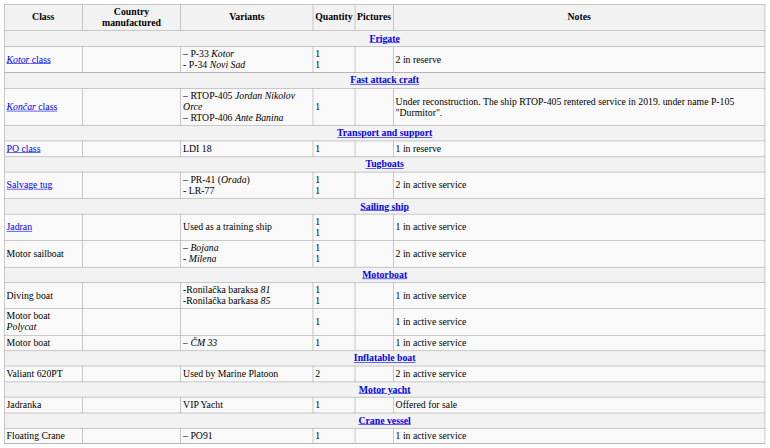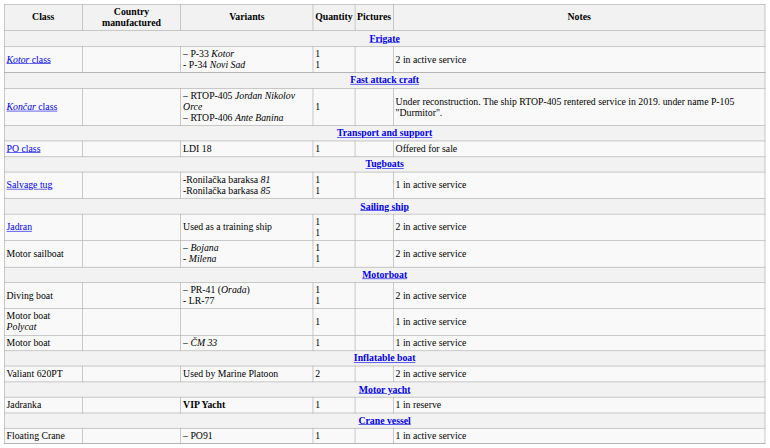(418, 59) 2 in reserve -> (431, 59) 2 in active service
(418, 149) 1 in reserve -> (426, 149) Offered for sale
(216, 185) – PR-41 (Orada) - LR-77 -> (227, 185) -Ronilačka baraksa 81 -Ronilačka barkasa 85
(431, 185) 2 in active service -> (431, 185) 1 in active service
(431, 227) 1 in active service -> (431, 227) 2 in active service
(227, 295) -Ronilačka baraksa 81 -Ronilačka barkasa 85 -> (216, 295) – PR-41 (Orada) - LR-77
(431, 295) 1 in active service -> (431, 295) 2 in active service
(203, 405) normal -> (204, 405) bold
(426, 405) Offered for sale -> (418, 405) 1 in reserve
